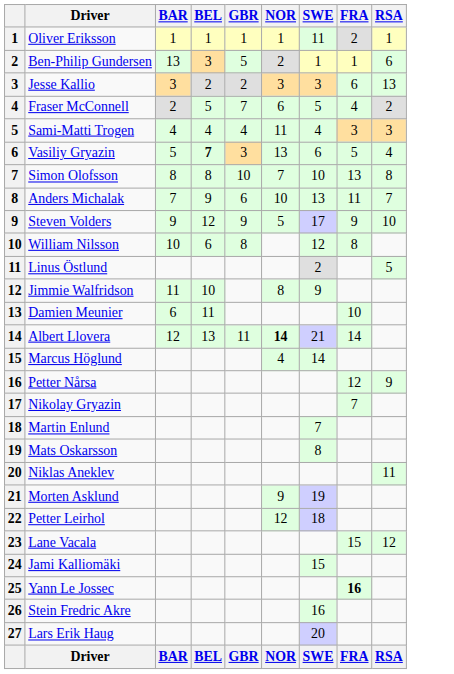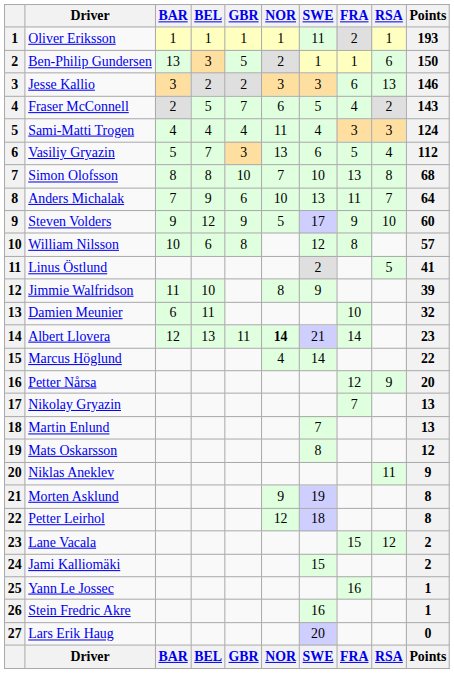+ column: (428, 15)
(208, 152) bold -> (208, 152) normal
(354, 587) bold -> (354, 587) normal
